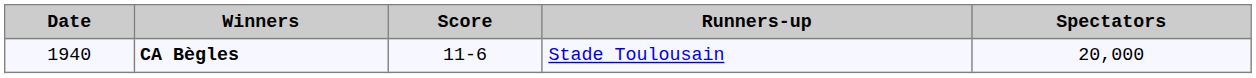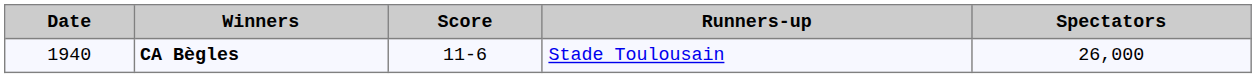(1111, 55) 20,000 -> (1111, 55) 26,000
